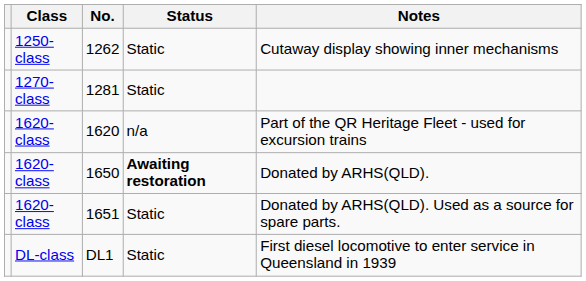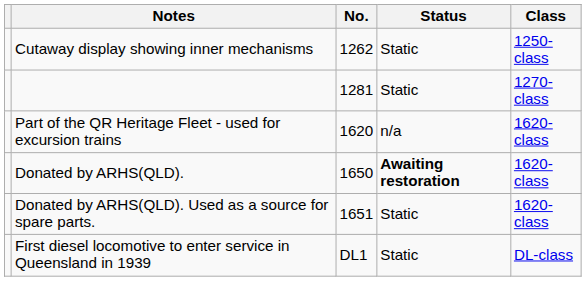columns swapped: (47, 16) <-> (419, 16)
